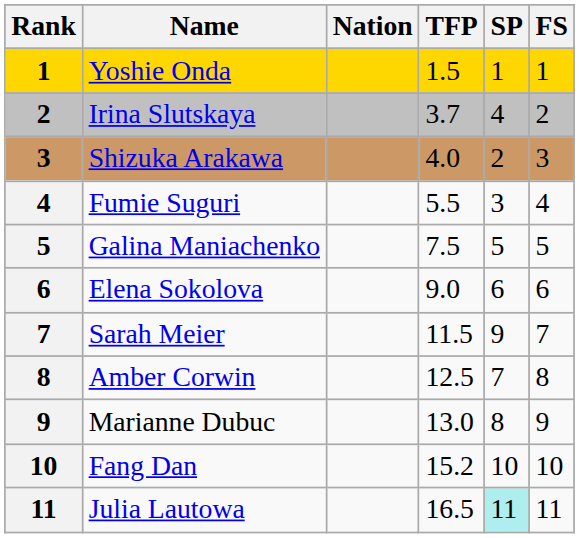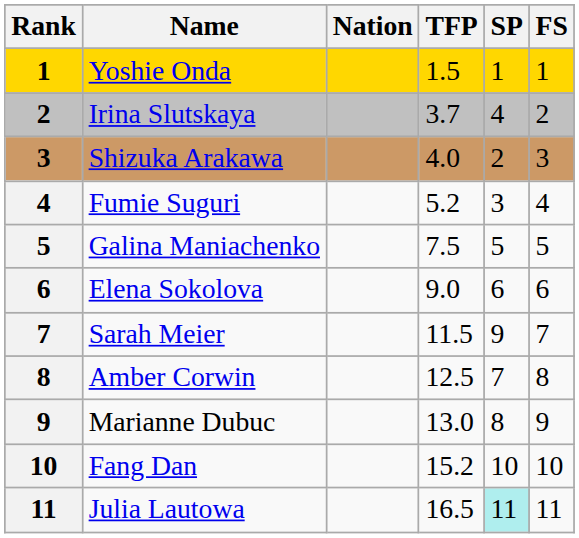(443, 202) 5.5 -> (443, 202) 5.2
